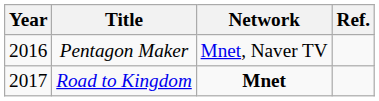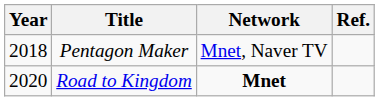(28, 50) 2016 -> (28, 50) 2018
(28, 80) 2017 -> (28, 80) 2020
